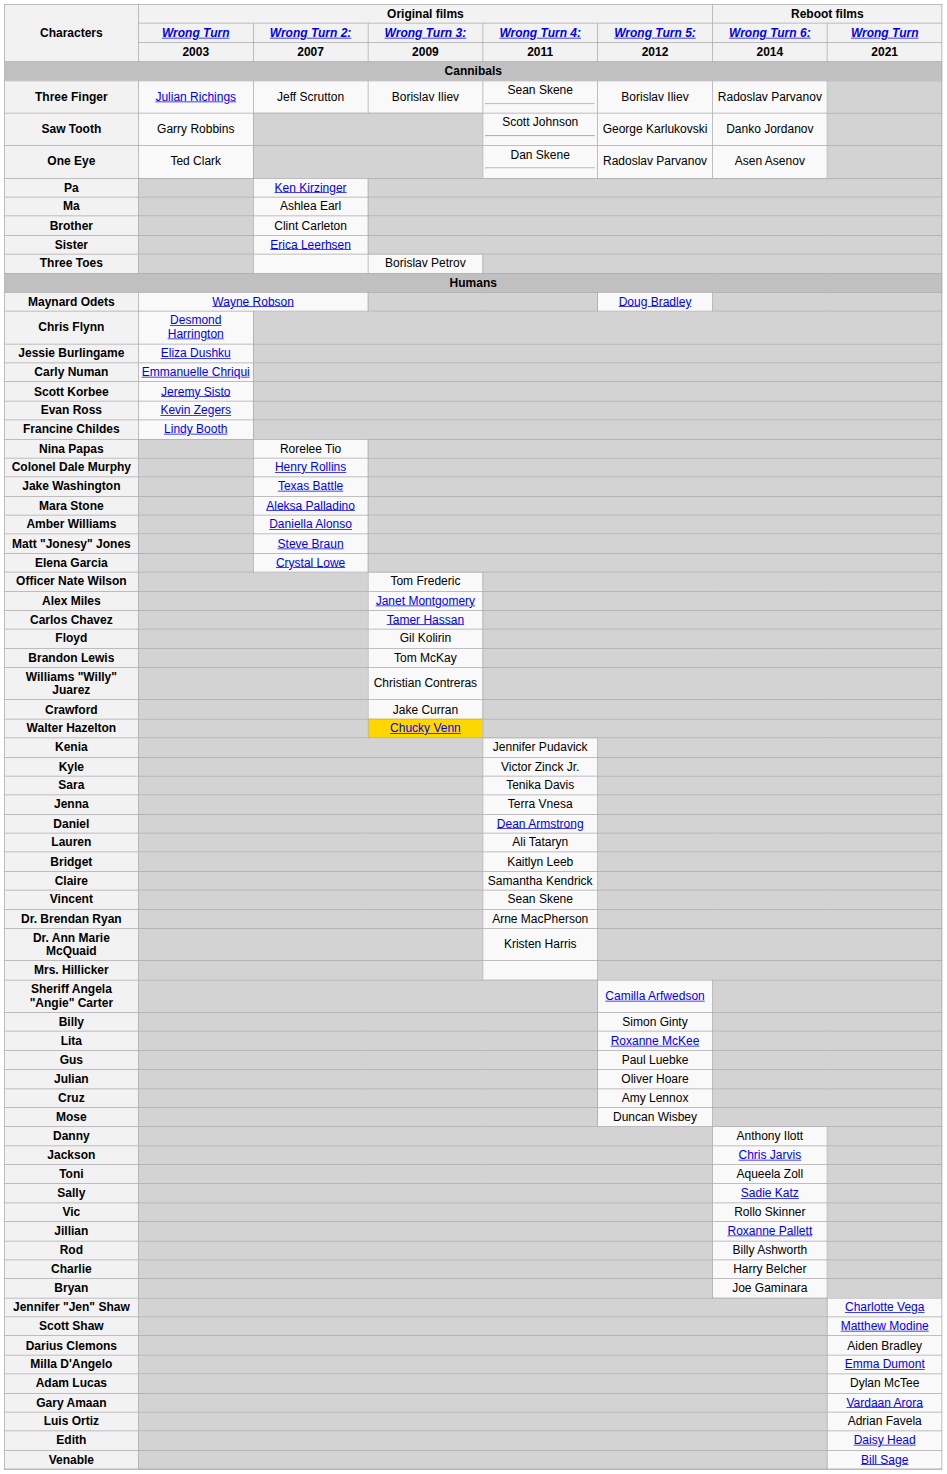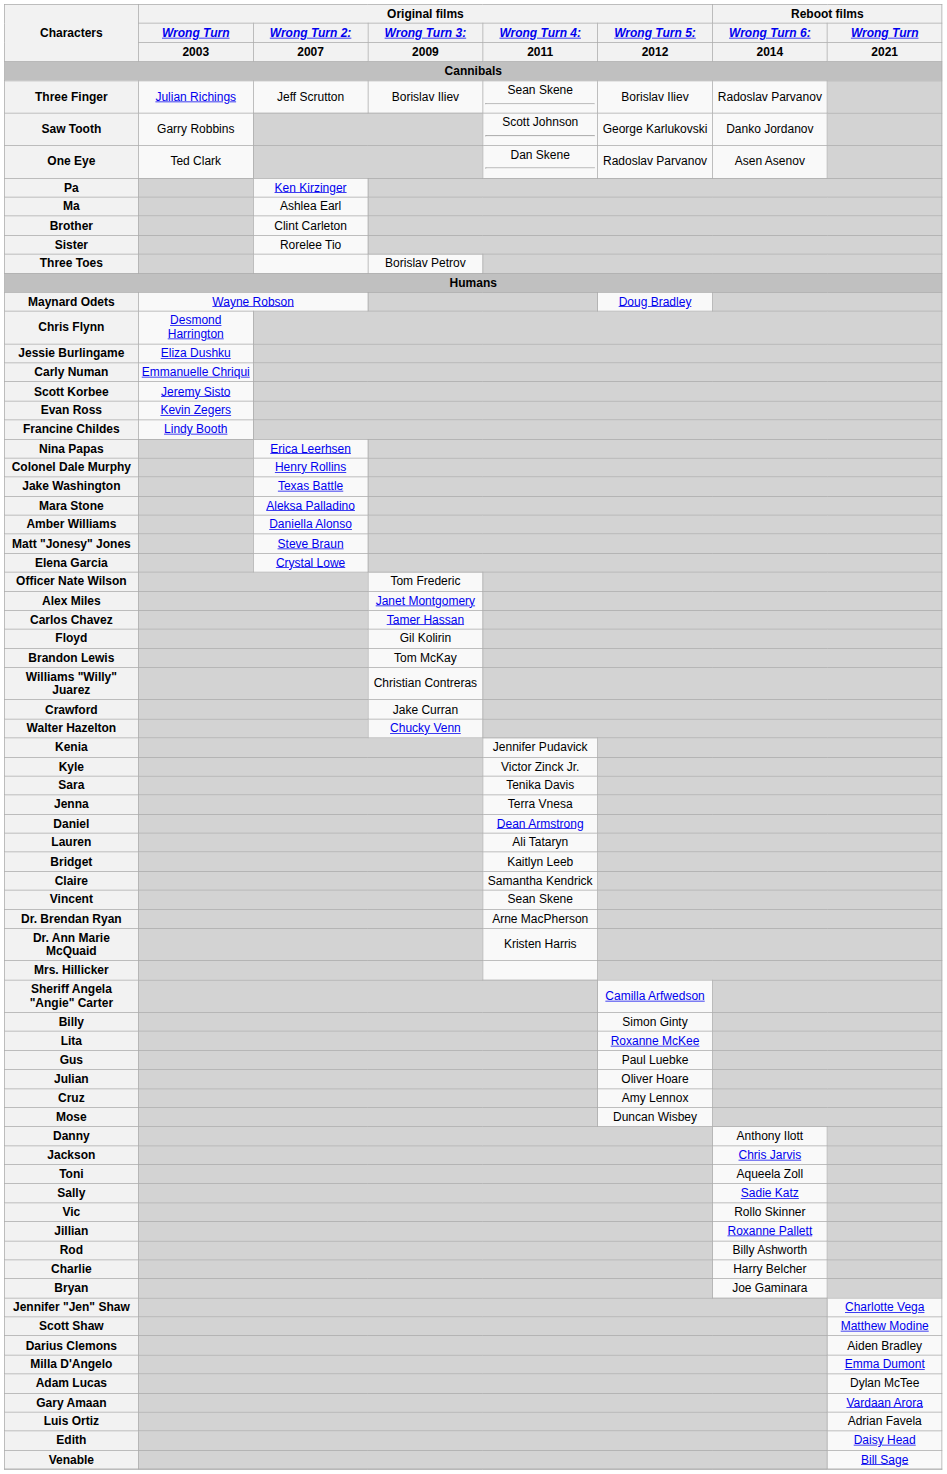(311, 244) Erica Leerhsen -> (311, 244) Rorelee Tio
(311, 448) Rorelee Tio -> (311, 448) Erica Leerhsen
(425, 728) gold background -> (425, 728) no background
